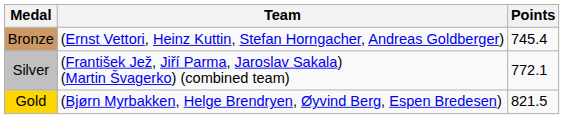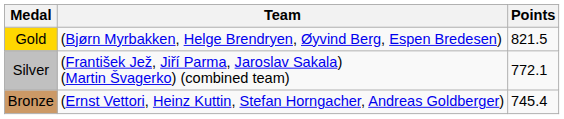rows swapped: (31, 101) <-> (31, 39)
